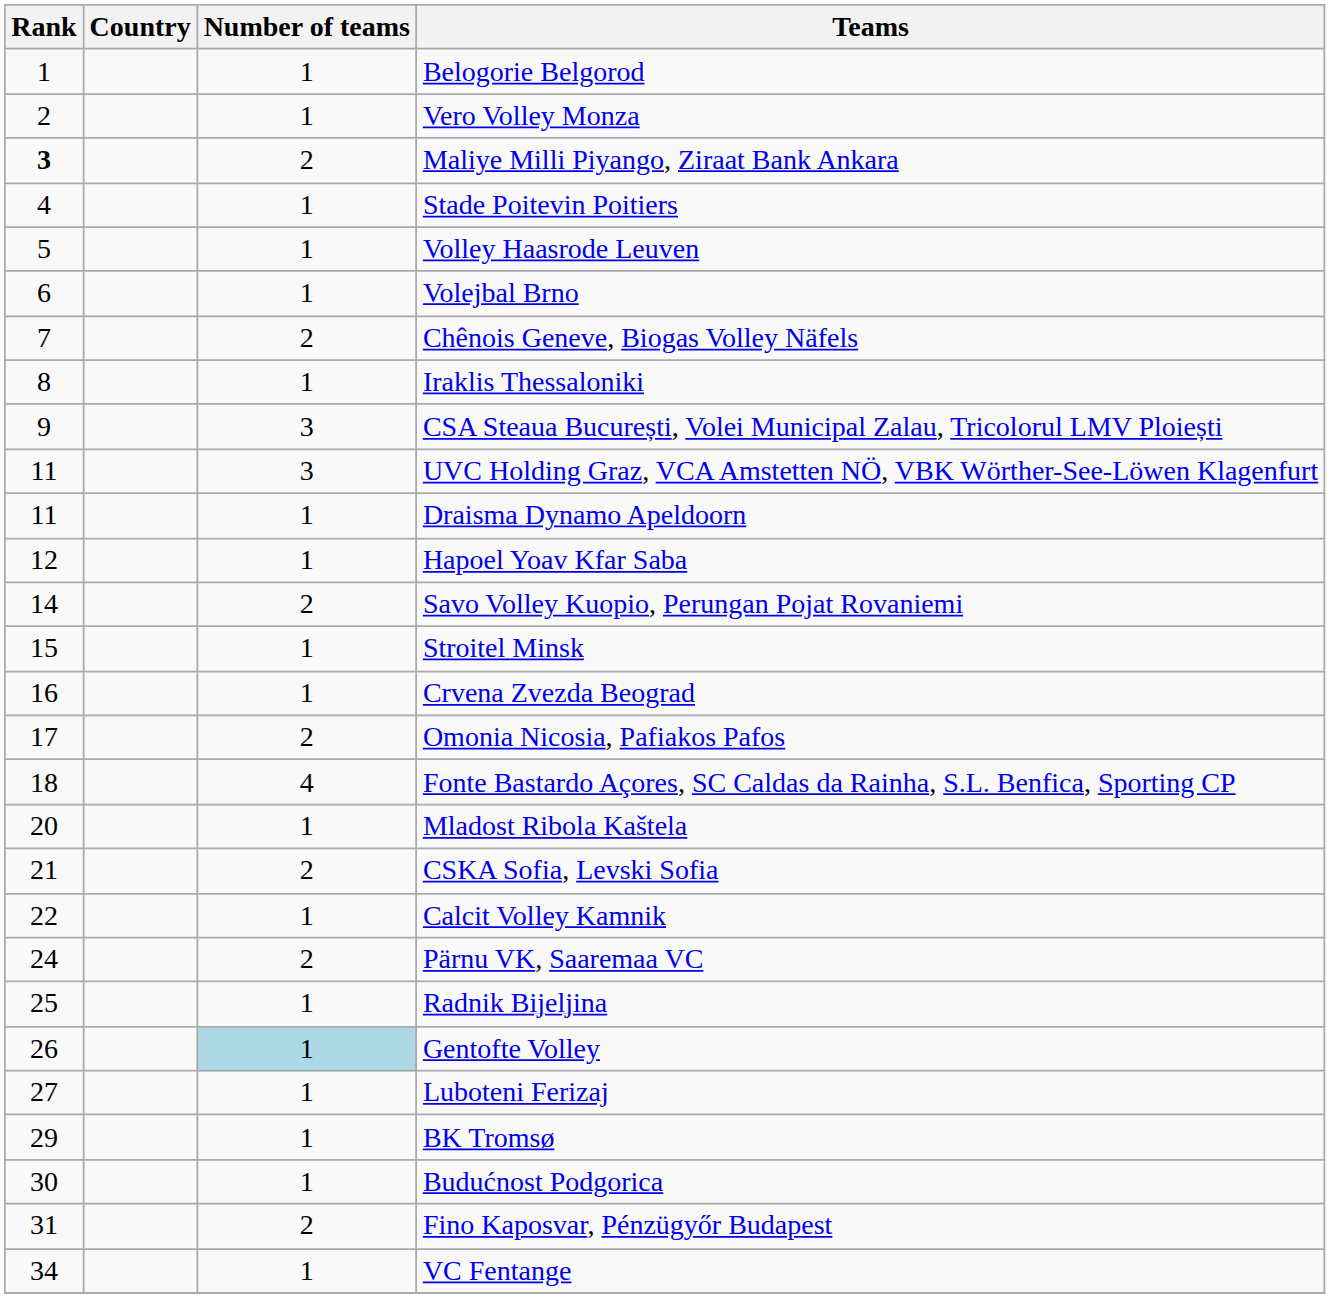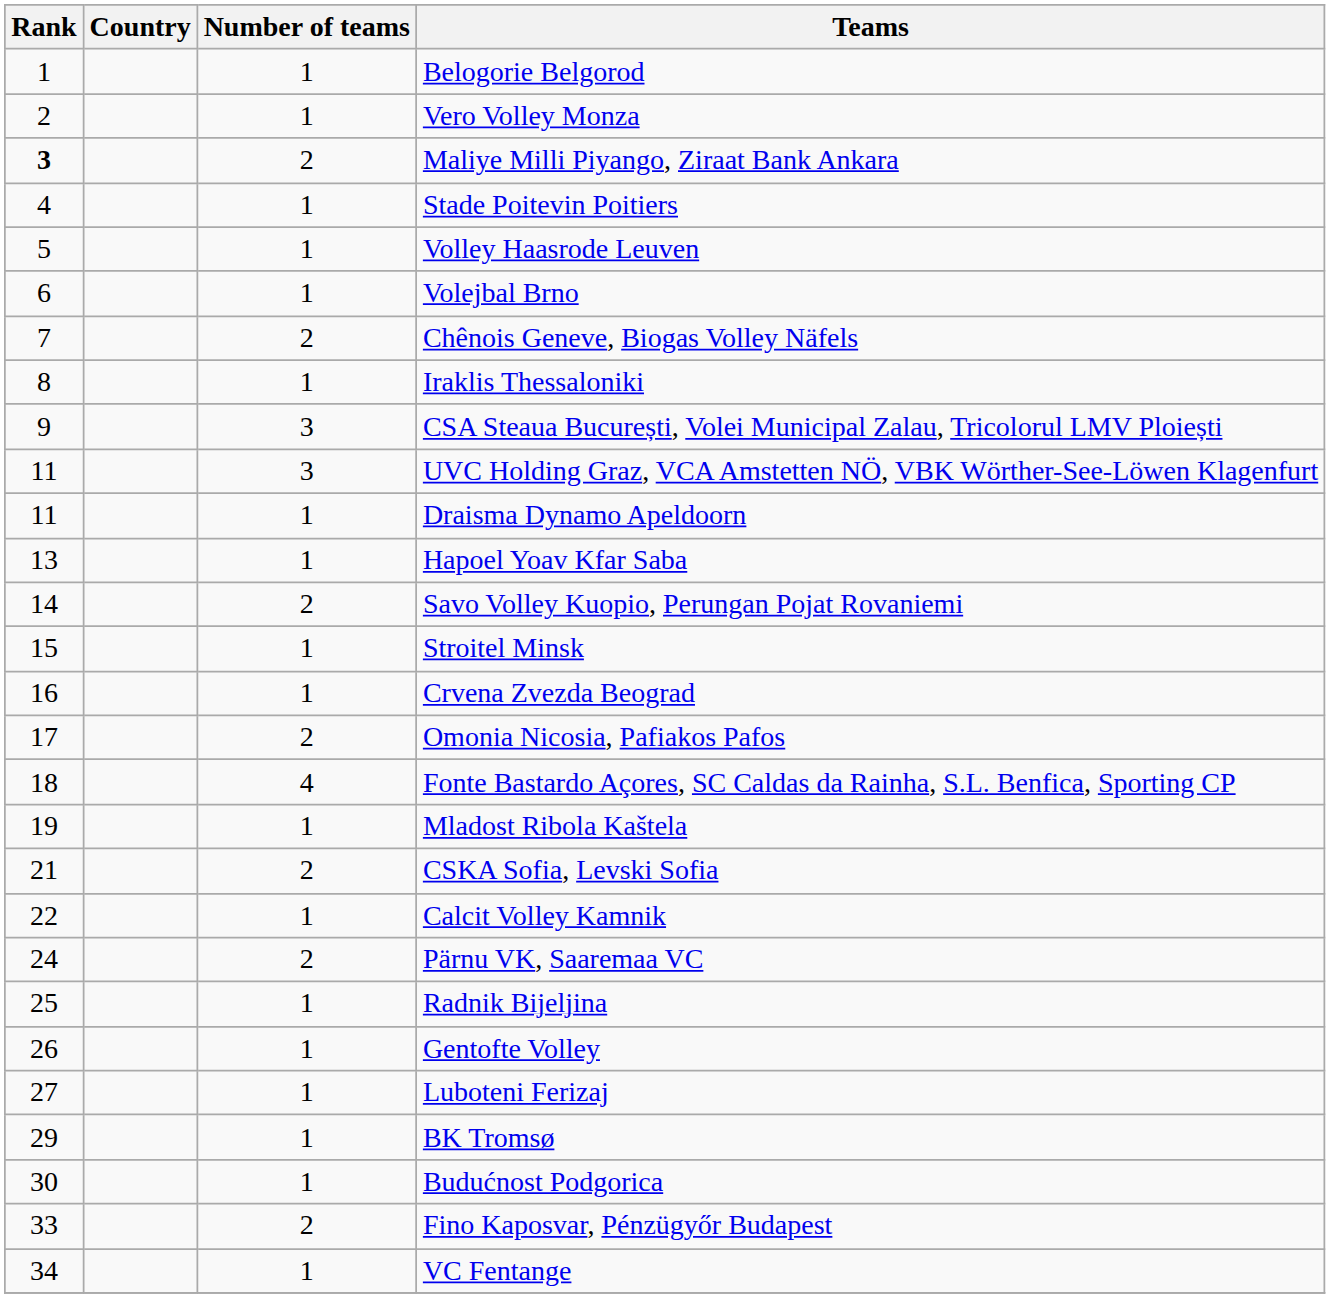(44, 559) 12 -> (44, 559) 13
(44, 826) 20 -> (44, 826) 19
(307, 1048) lightblue background -> (307, 1048) no background
(44, 1225) 31 -> (44, 1225) 33
